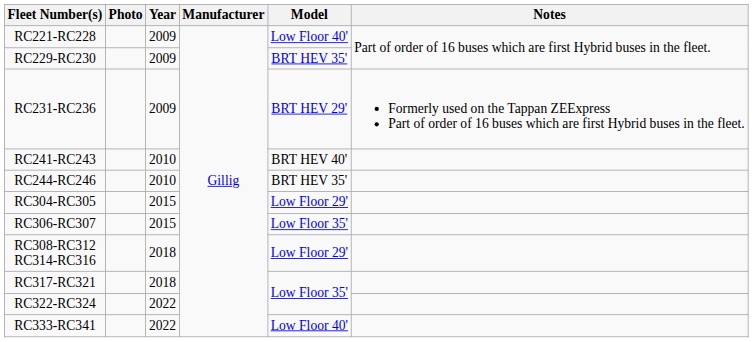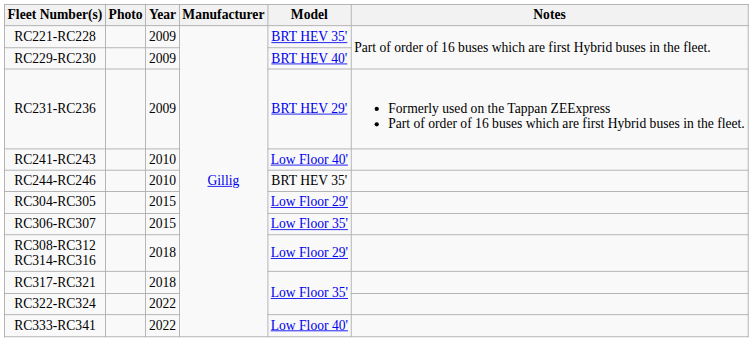(309, 36) Low Floor 40' -> (309, 36) BRT HEV 35'
(309, 58) BRT HEV 35' -> (309, 58) BRT HEV 40'
(309, 159) BRT HEV 40' -> (309, 159) Low Floor 40'
